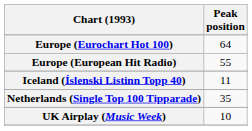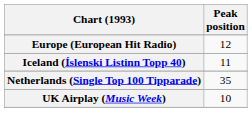- row: (104, 44)
(225, 62) 55 -> (225, 44) 12
